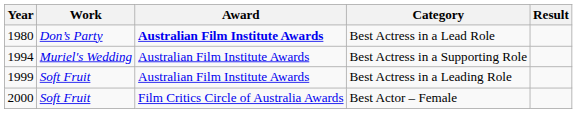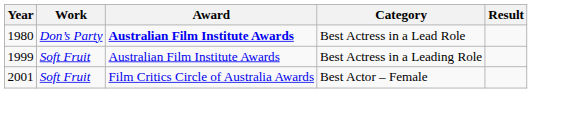- row: (438, 56)
(21, 98) 2000 -> (21, 77) 2001
